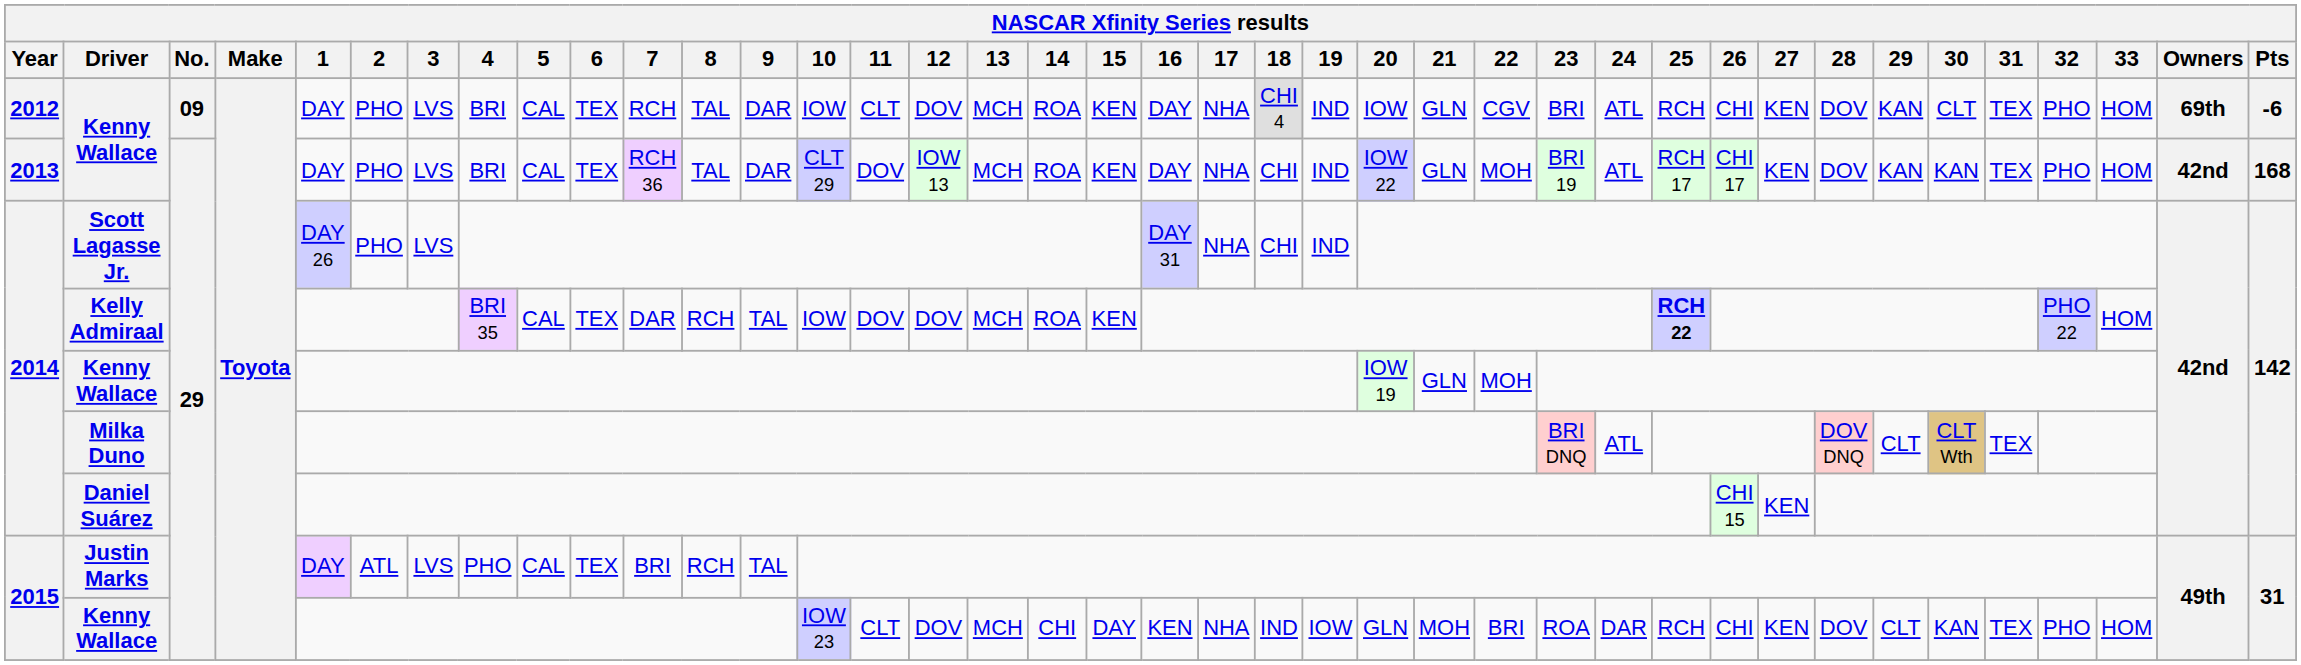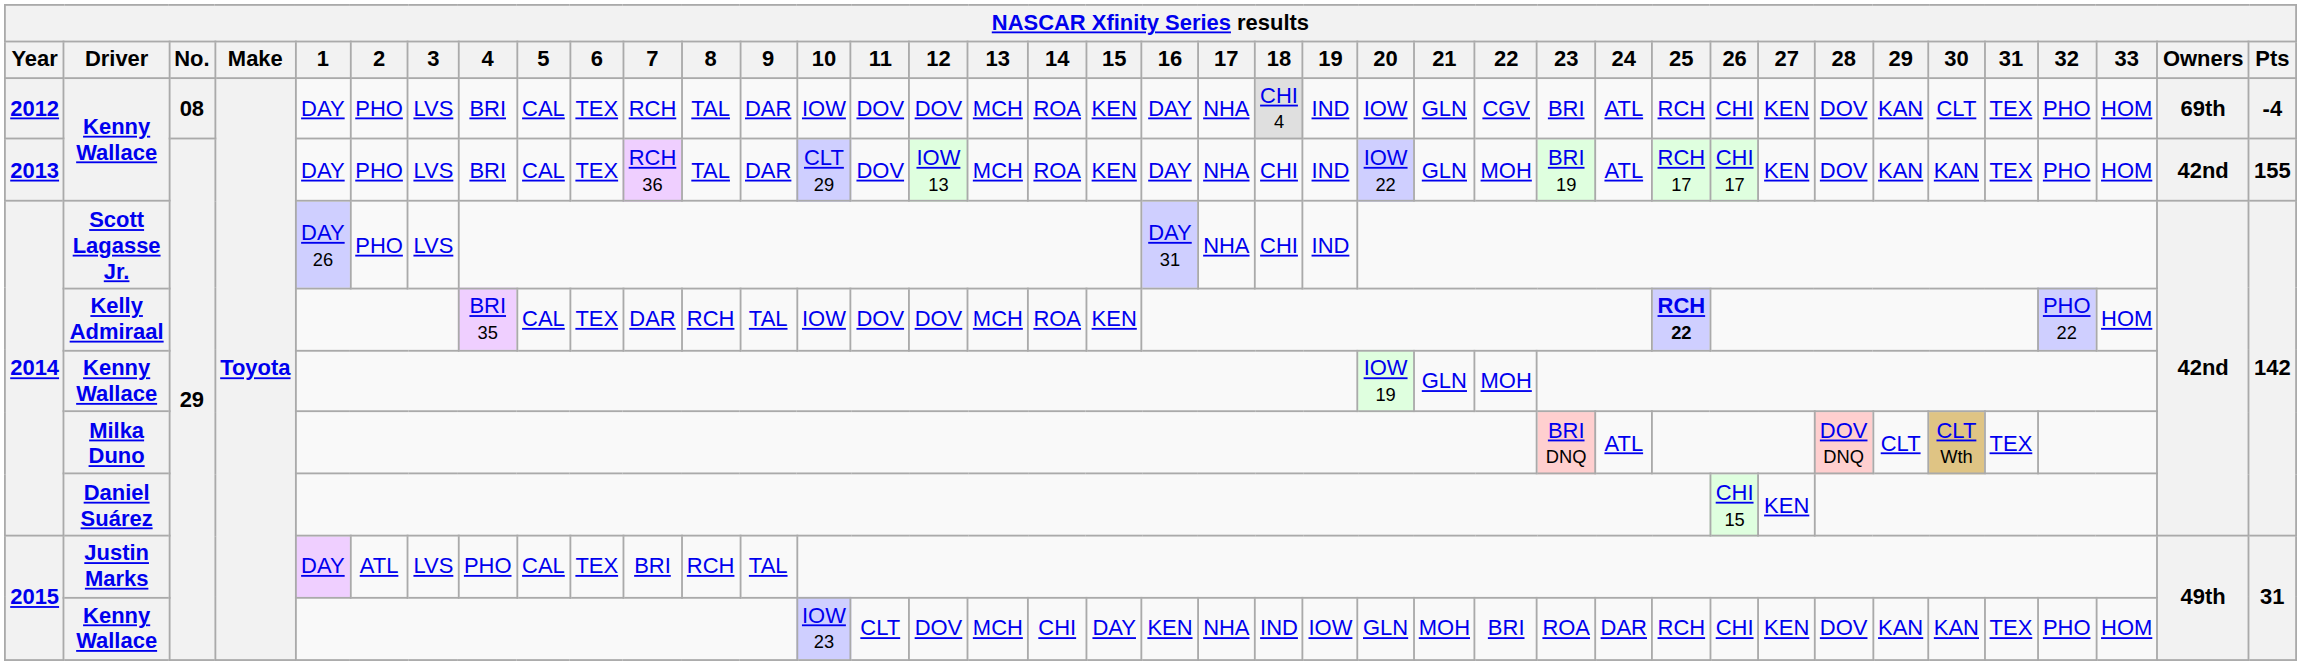(192, 108) 09 -> (192, 108) 08
(880, 108) CLT -> (880, 108) DOV
(2272, 108) -6 -> (2272, 108) -4
(2272, 170) 168 -> (2272, 170) 155
(1901, 628) CLT -> (1901, 628) KAN
